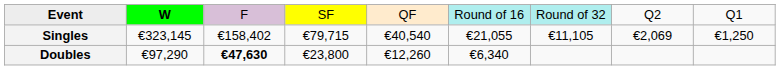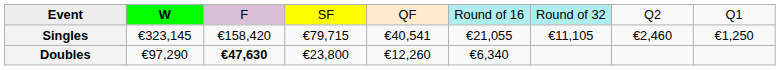(244, 35) €158,402 -> (244, 35) €158,420
(408, 35) €40,540 -> (408, 35) €40,541
(652, 35) €2,069 -> (652, 35) €2,460
